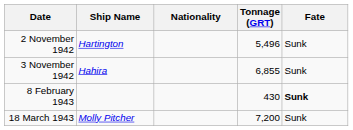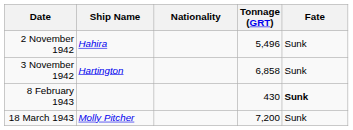(101, 44) Hartington -> (93, 44) Hahira
(93, 70) Hahira -> (101, 70) Hartington
(268, 70) 6,855 -> (268, 70) 6,858
